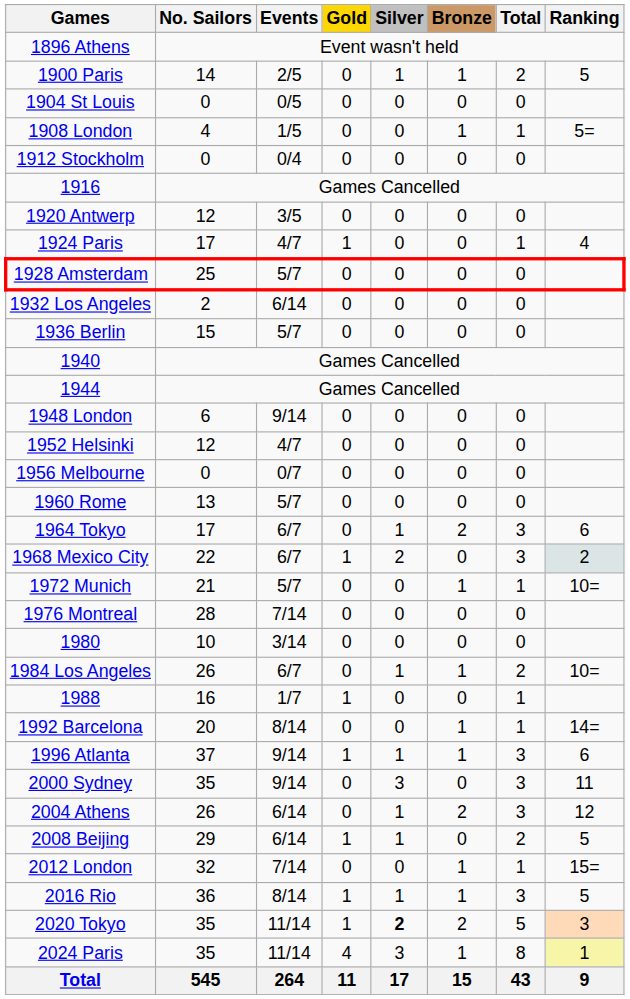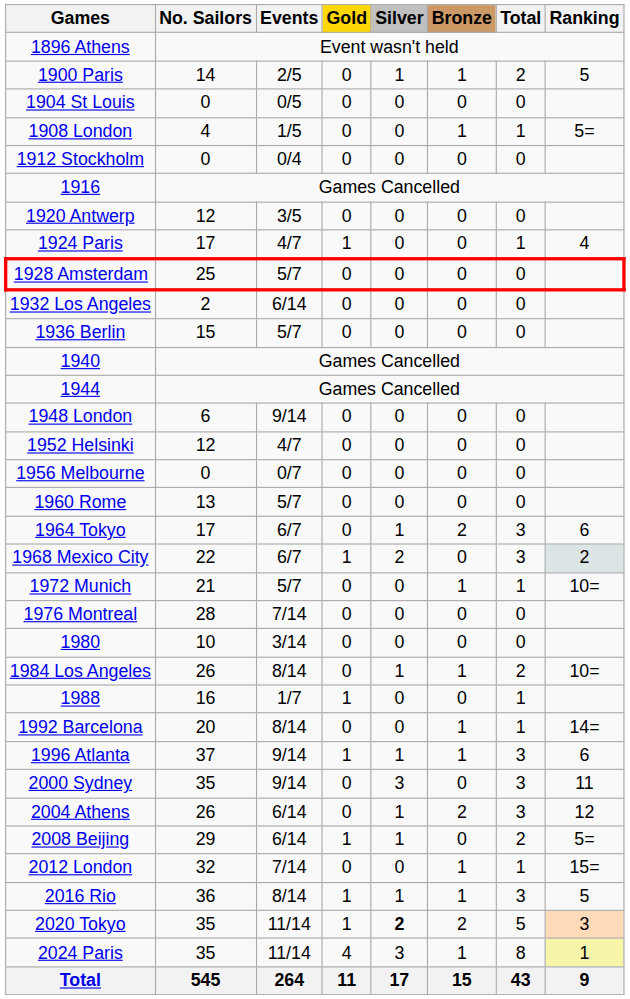(289, 670) 6/7 -> (289, 670) 8/14
(584, 839) 5 -> (584, 839) 5=
